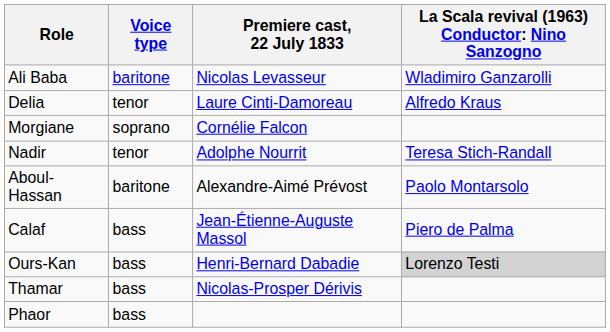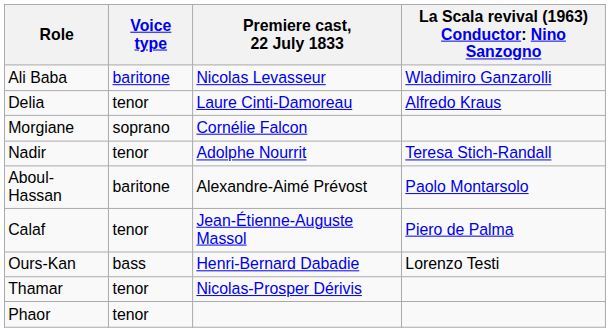(129, 230) bass -> (131, 230) tenor
(452, 264) lightgrey background -> (452, 264) no background
(129, 289) bass -> (131, 289) tenor
(129, 314) bass -> (131, 314) tenor
